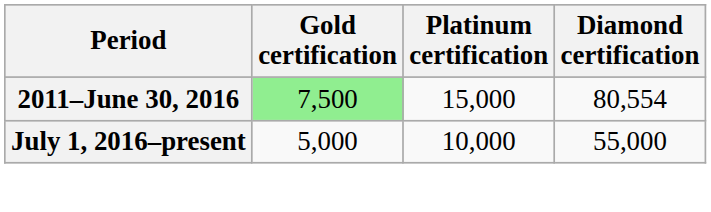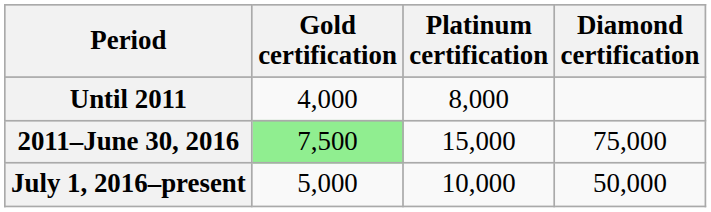+ row: (128, 98)
(630, 98) 80,554 -> (630, 141) 75,000
(630, 141) 55,000 -> (630, 183) 50,000
